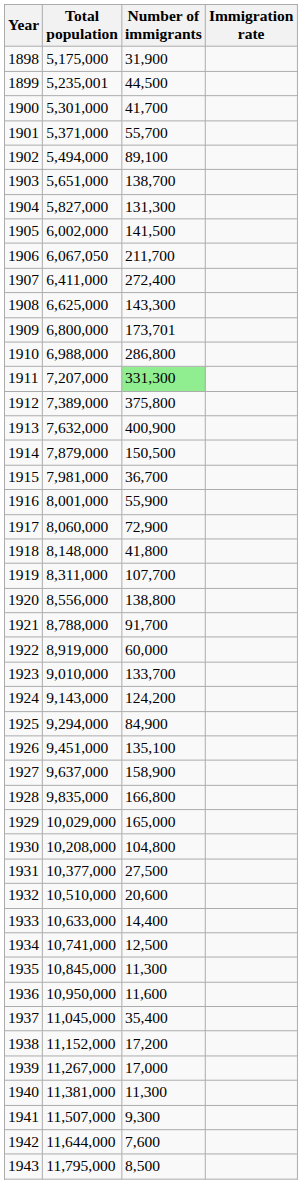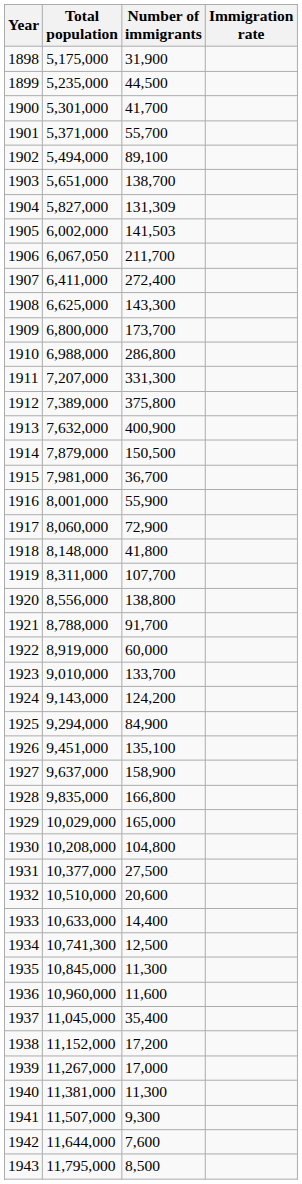(77, 83) 5,235,001 -> (77, 83) 5,235,000
(150, 206) 131,300 -> (150, 206) 131,309
(150, 231) 141,500 -> (150, 231) 141,503
(150, 329) 173,701 -> (150, 329) 173,700
(150, 378) lightgreen background -> (150, 378) no background
(81, 944) 10,741,000 -> (81, 944) 10,741,300
(81, 994) 10,950,000 -> (81, 994) 10,960,000
